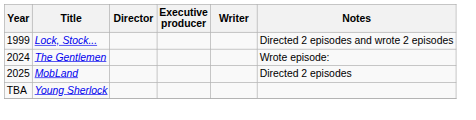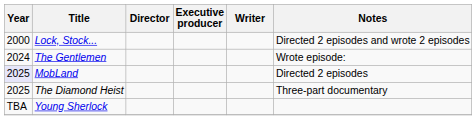(18, 40) 1999 -> (18, 40) 2000
(18, 73) no background -> (18, 73) lavender background
+ row: (79, 90)
